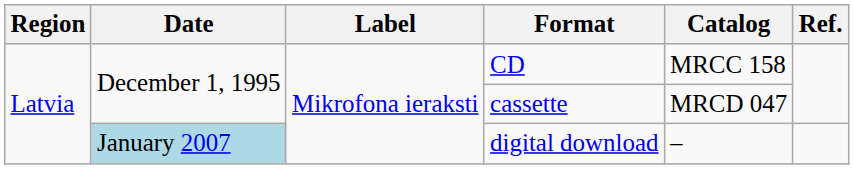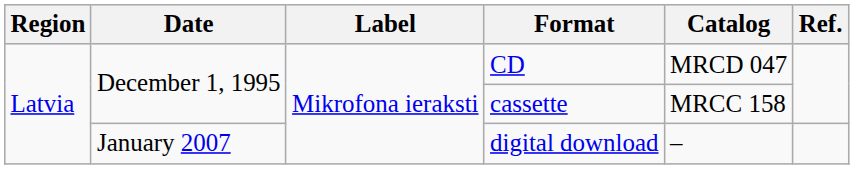(728, 63) MRCC 158 -> (729, 63) MRCD 047
(729, 103) MRCD 047 -> (728, 103) MRCC 158
(164, 143) lightblue background -> (164, 143) no background
